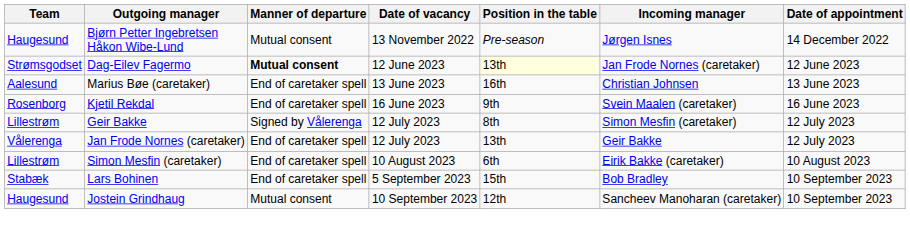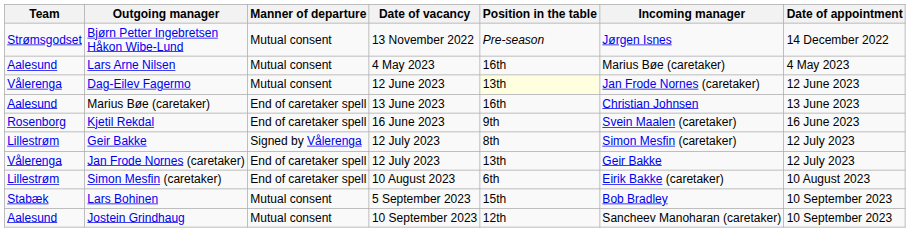(38, 39) Haugesund -> (44, 39) Strømsgodset
+ row: (131, 65)
(44, 65) Strømsgodset -> (34, 84) Vålerenga
(294, 65) bold -> (291, 84) normal
(308, 179) End of caretaker spell -> (291, 198) Mutual consent
(38, 198) Haugesund -> (32, 217) Aalesund
